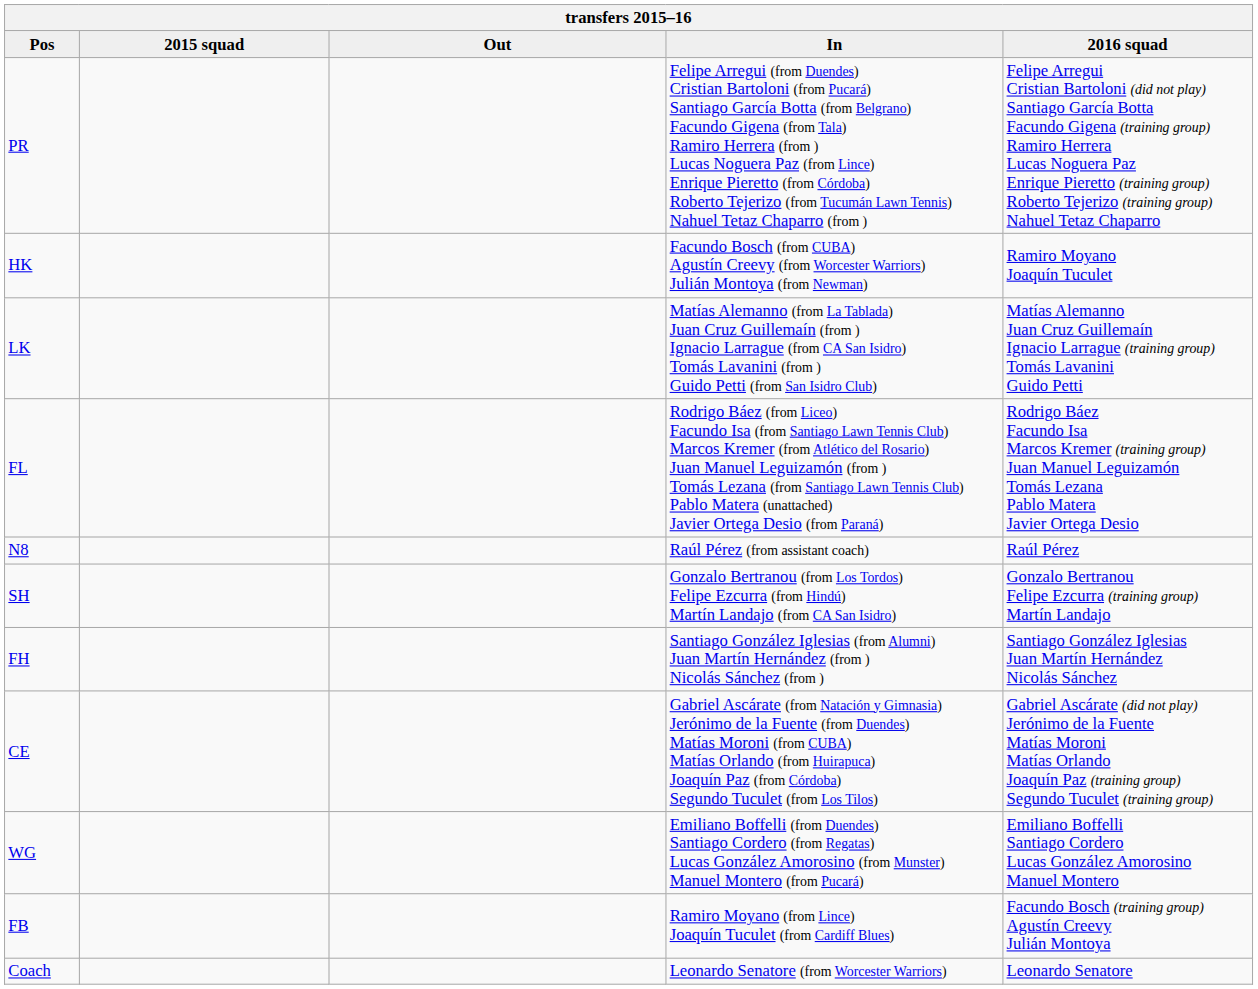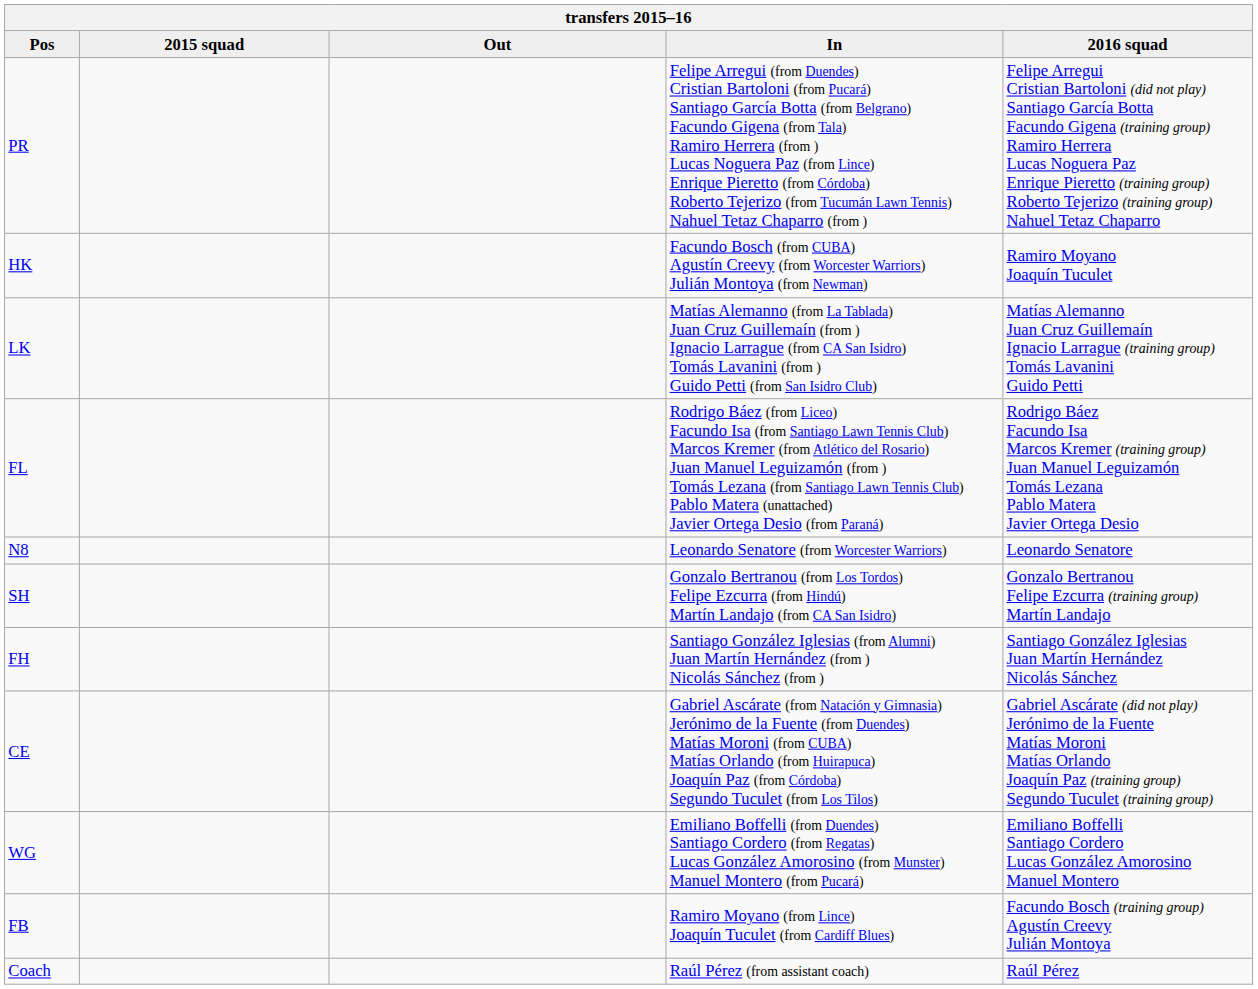(769, 550) Raúl Pérez (from assistant coach) -> (808, 550) Leonardo Senatore (from Worcester Warriors)
(1043, 550) Raúl Pérez -> (1070, 550) Leonardo Senatore
(808, 970) Leonardo Senatore (from Worcester Warriors) -> (769, 970) Raúl Pérez (from assistant coach)
(1070, 970) Leonardo Senatore -> (1043, 970) Raúl Pérez
